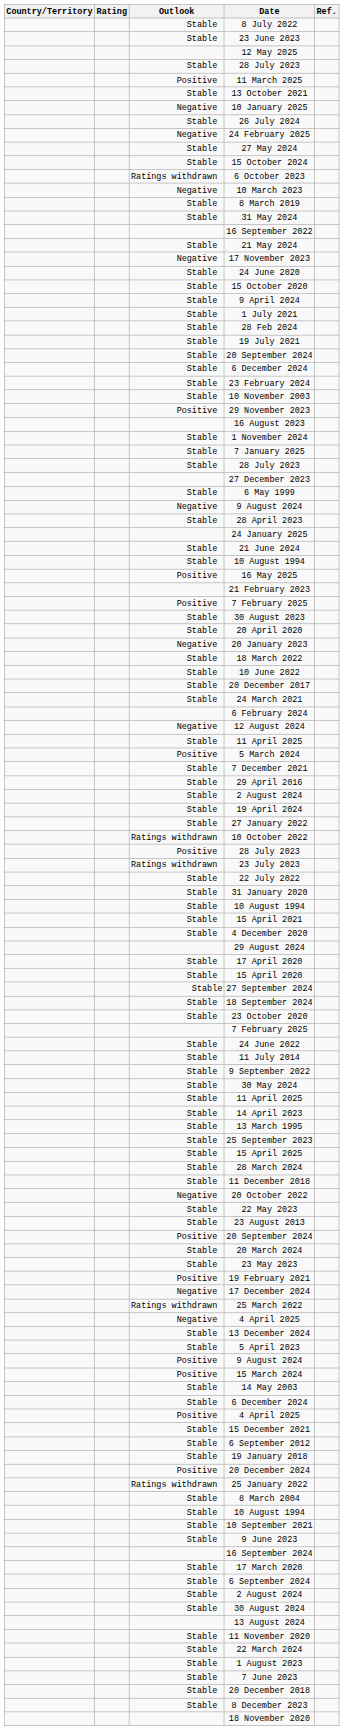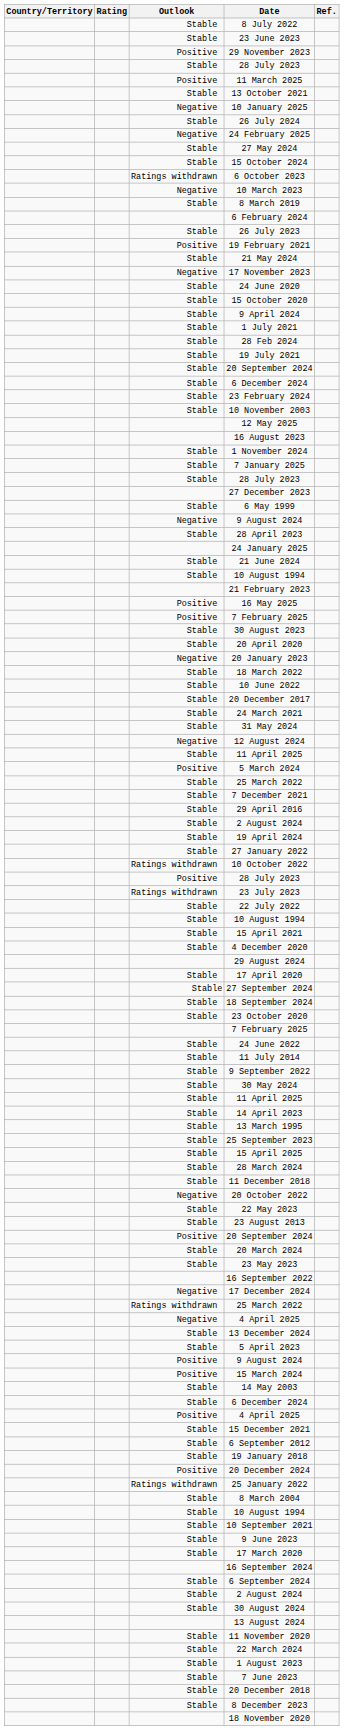rows swapped: (177, 53) <-> (199, 411)
rows swapped: (177, 714) <-> (205, 218)
+ row: (205, 232)
rows swapped: (199, 1278) <-> (177, 232)
rows swapped: (177, 590) <-> (199, 576)
+ row: (205, 782)
- row: (205, 893)
- row: (205, 975)
rows swapped: (205, 1567) <-> (177, 1554)
